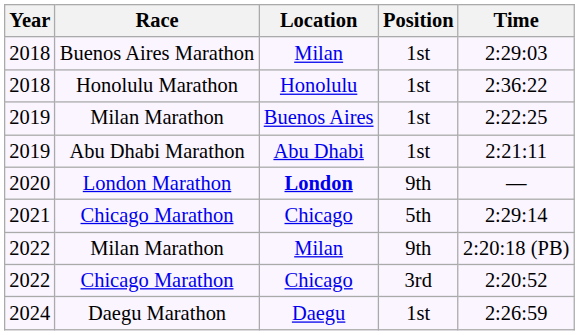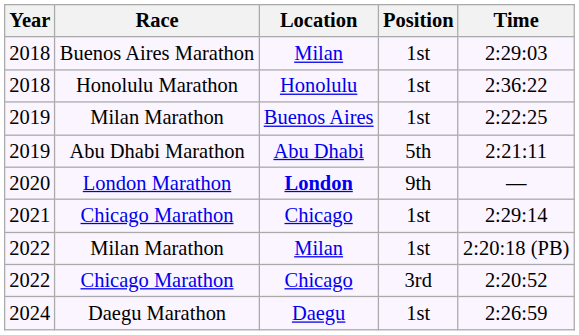(418, 150) 1st -> (418, 150) 5th
(418, 215) 5th -> (418, 215) 1st
(418, 248) 9th -> (418, 248) 1st
